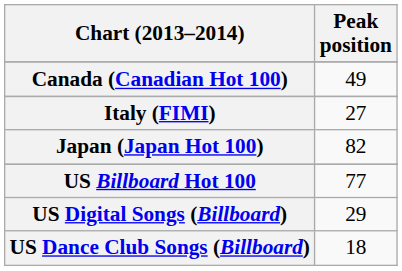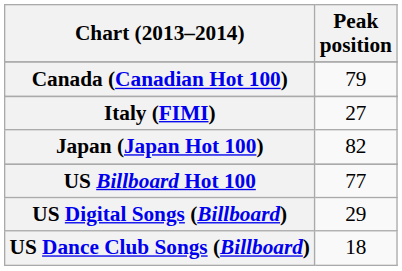(356, 79) 49 -> (356, 79) 79
